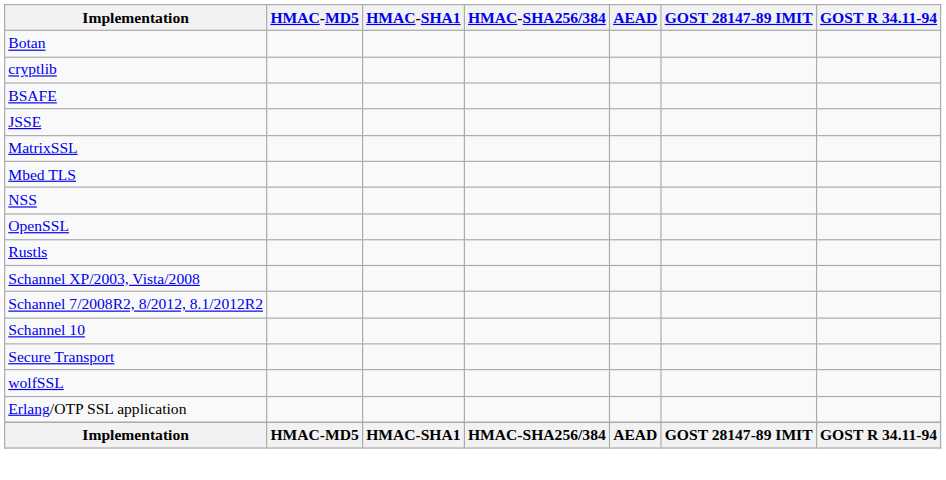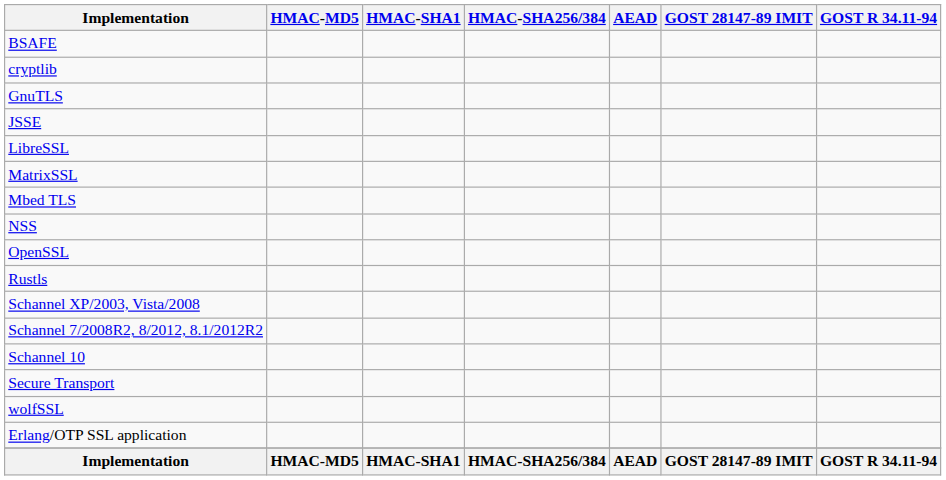- row: (27, 43)
rows swapped: (33, 96) <-> (33, 70)
+ row: (36, 96)
+ row: (39, 148)
